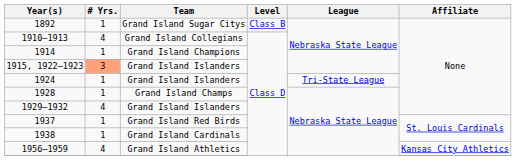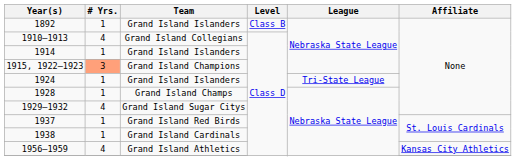(184, 25) Grand Island Sugar Citys -> (184, 25) Grand Island Islanders
(184, 53) Grand Island Champions -> (184, 53) Grand Island Islanders
(184, 67) Grand Island Islanders -> (184, 67) Grand Island Champions
(184, 108) Grand Island Islanders -> (184, 108) Grand Island Sugar Citys
